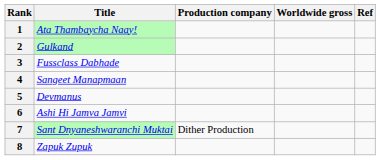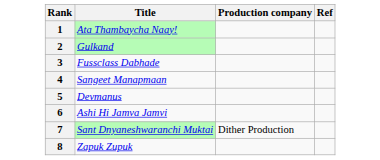- column: (314, 12)
